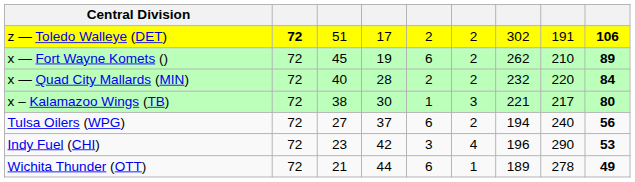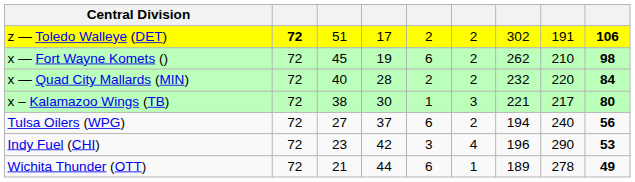(608, 58) 89 -> (608, 58) 98
